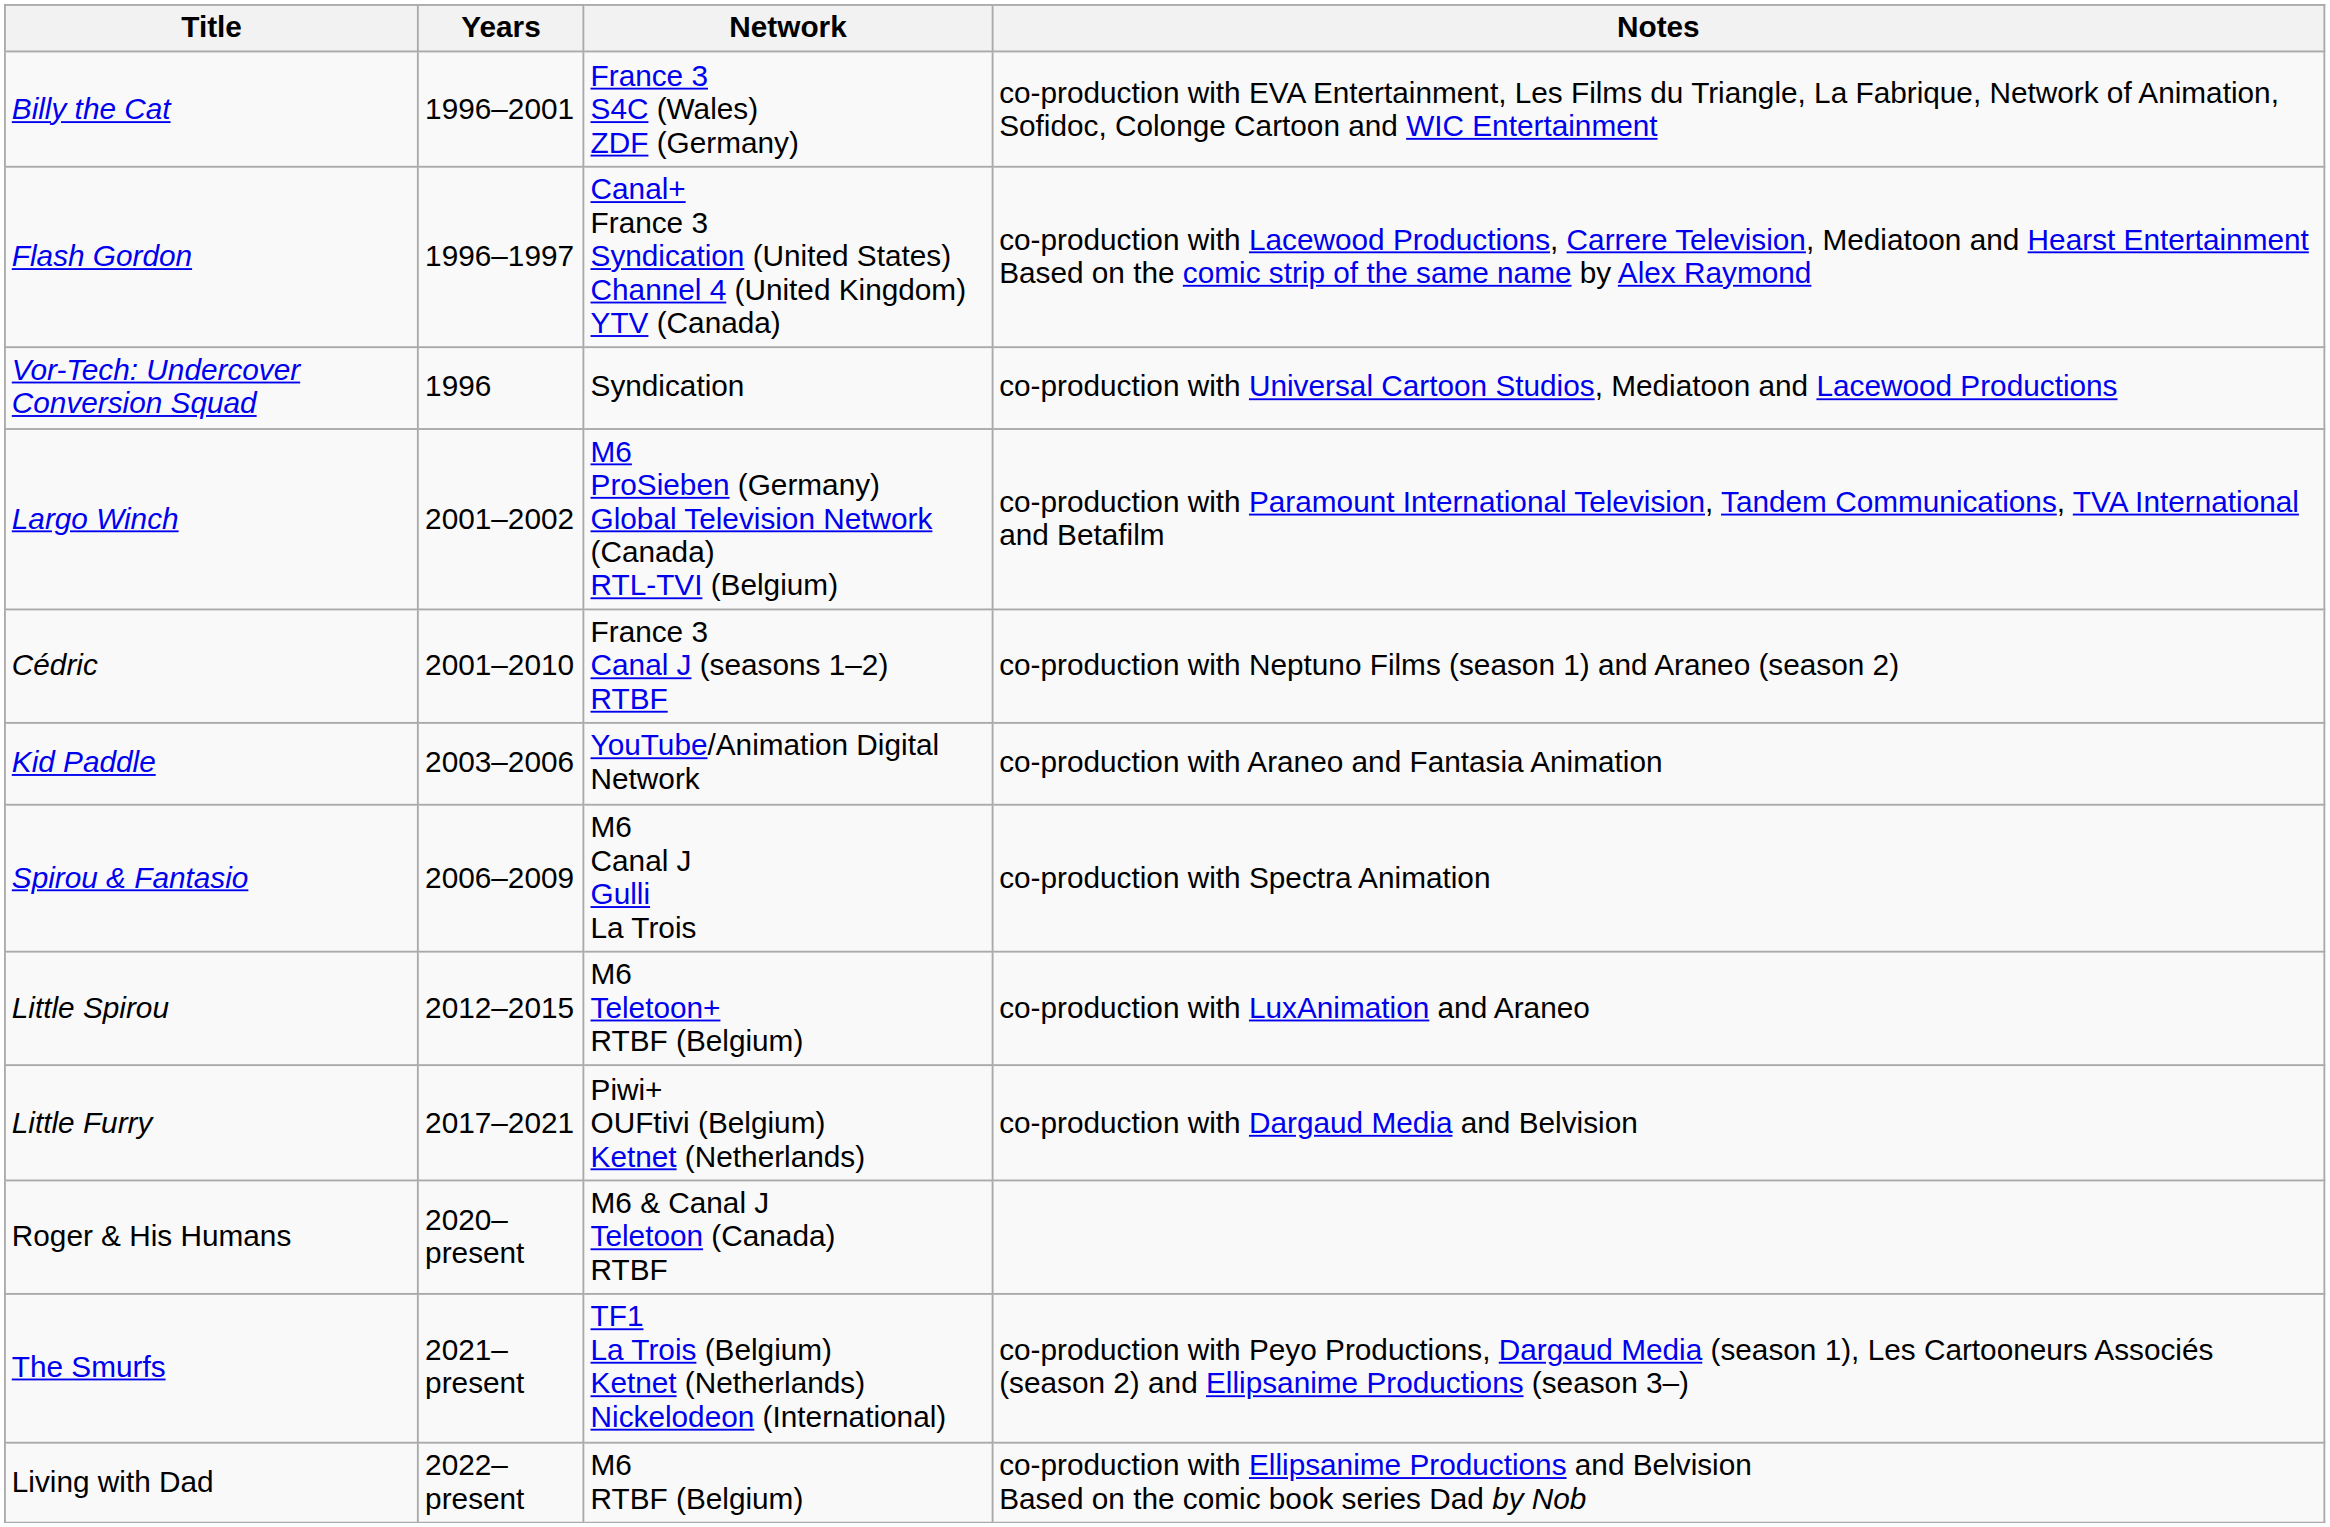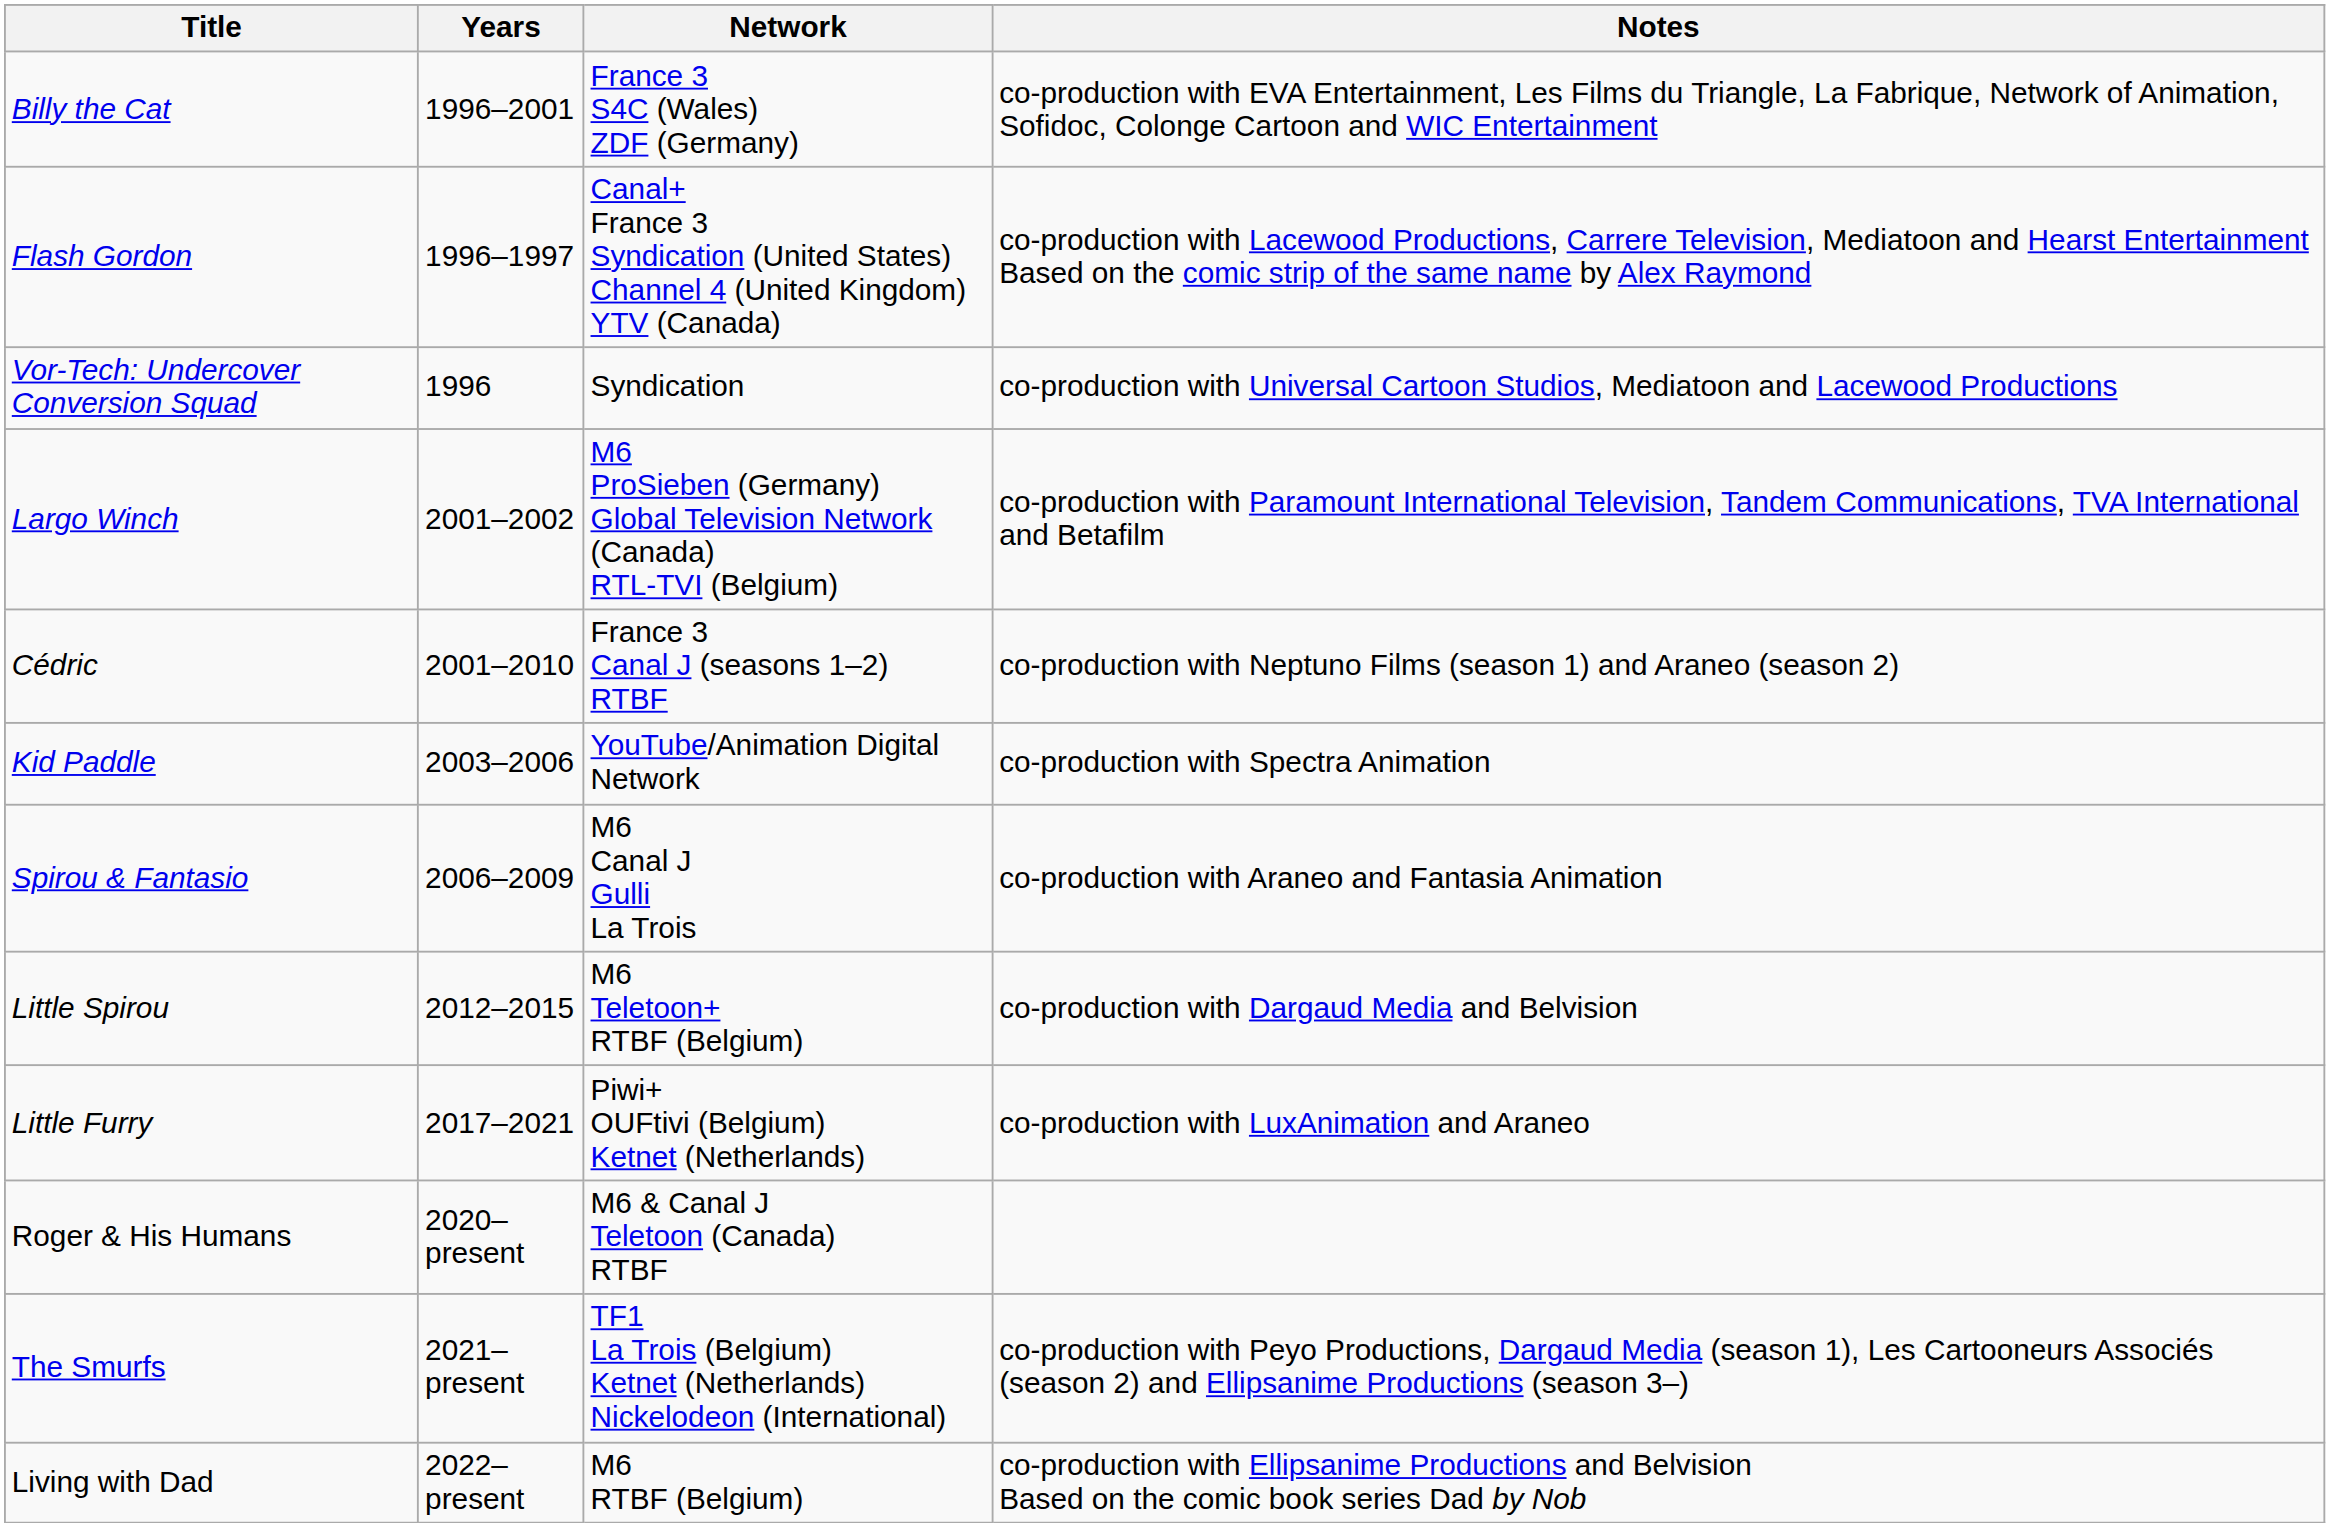(1331, 763) co-production with Araneo and Fantasia Animation -> (1245, 763) co-production with Spectra Animation
(1245, 877) co-production with Spectra Animation -> (1331, 877) co-production with Araneo and Fantasia Animation
(1294, 1008) co-production with LuxAnimation and Araneo -> (1318, 1008) co-production with Dargaud Media and Belvision
(1318, 1122) co-production with Dargaud Media and Belvision -> (1294, 1122) co-production with LuxAnimation and Araneo
